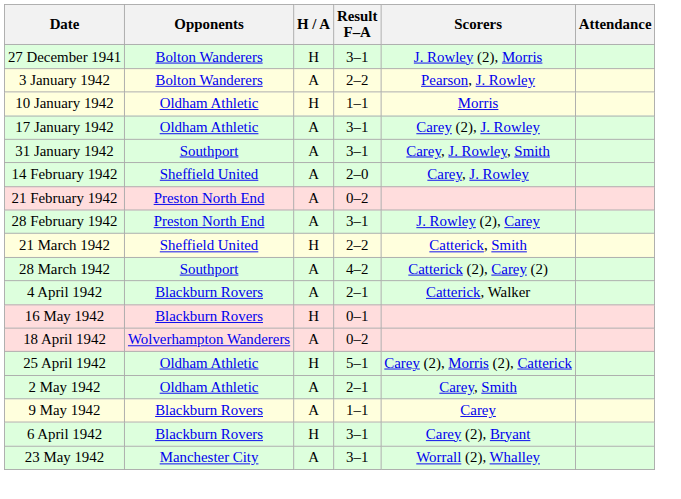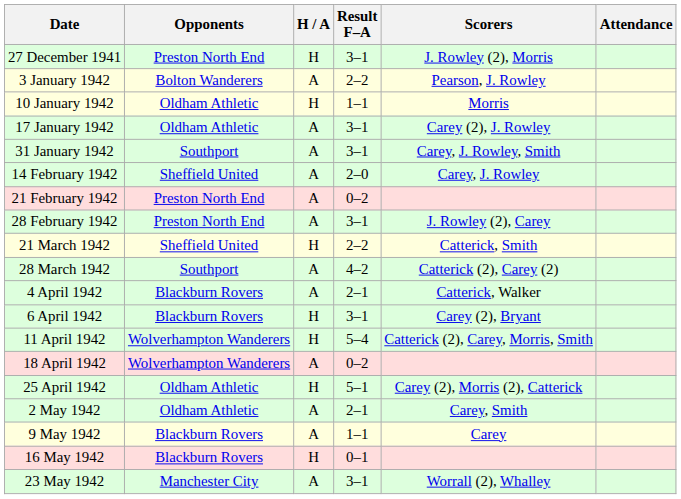(209, 56) Bolton Wanderers -> (209, 56) Preston North End
rows swapped: (65, 434) <-> (65, 316)
+ row: (65, 339)
